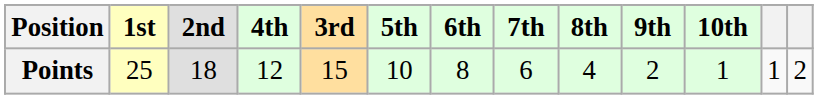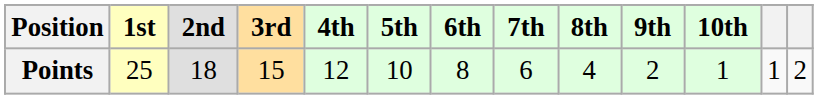columns swapped: (335, 26) <-> (270, 26)
